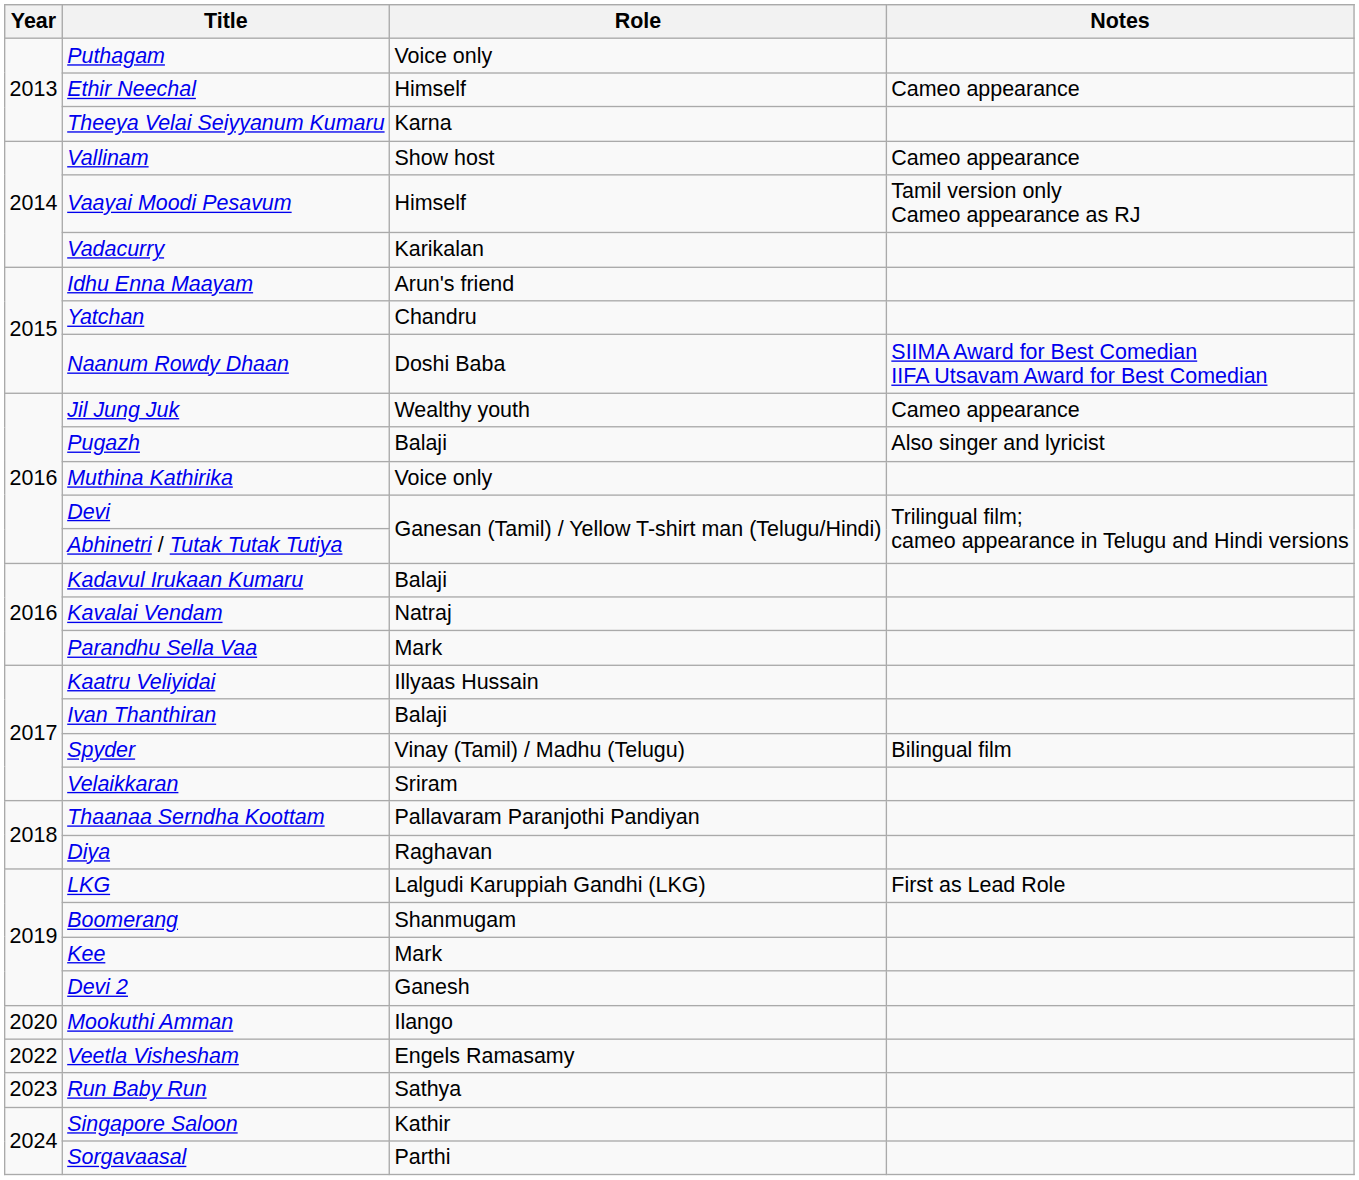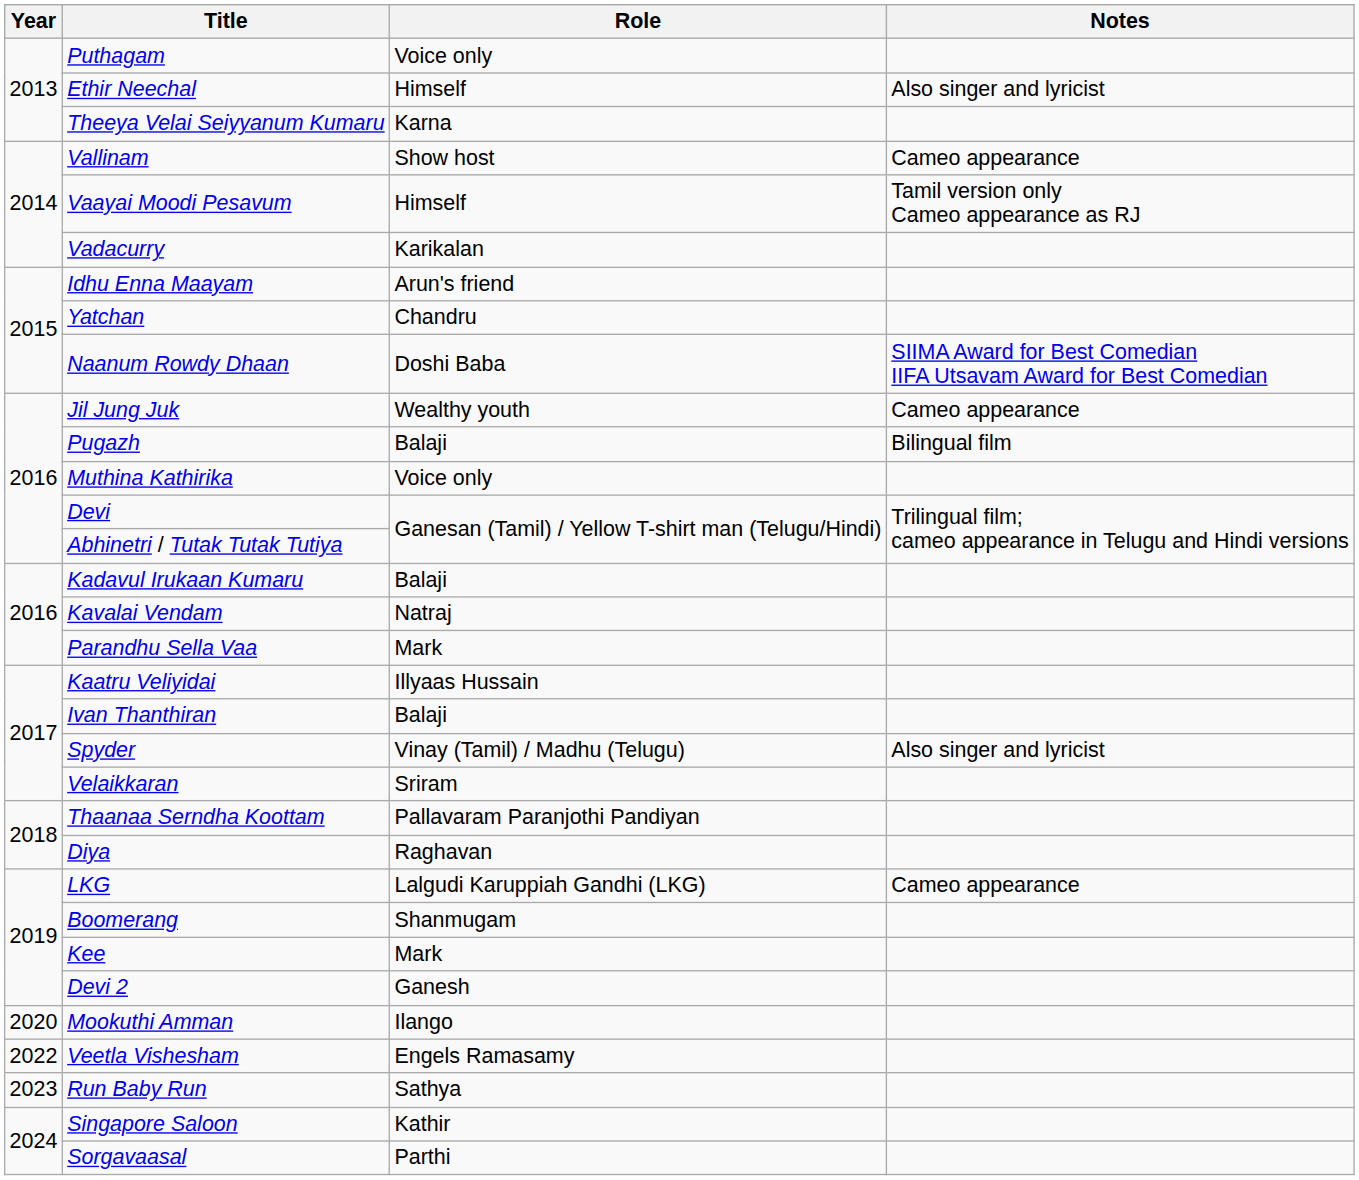(985, 89) Cameo appearance -> (998, 89) Also singer and lyricist
(998, 443) Also singer and lyricist -> (952, 443) Bilingual film
(952, 749) Bilingual film -> (998, 749) Also singer and lyricist
(978, 885) First as Lead Role -> (985, 885) Cameo appearance
